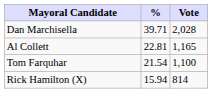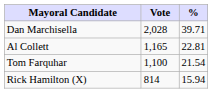columns swapped: (189, 12) <-> (156, 12)
